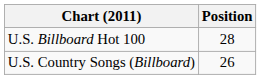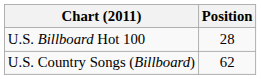(227, 62) 26 -> (227, 62) 62
